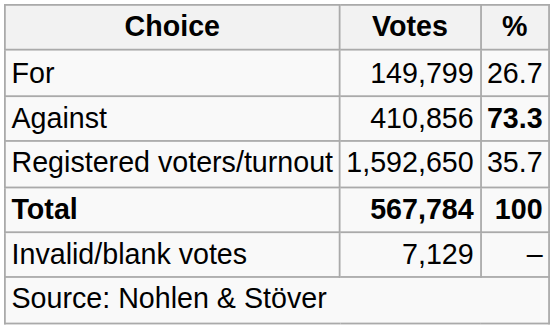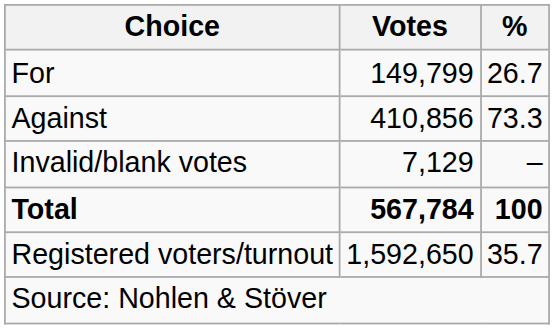(515, 118) bold -> (515, 118) normal
rows swapped: (129, 254) <-> (172, 163)
